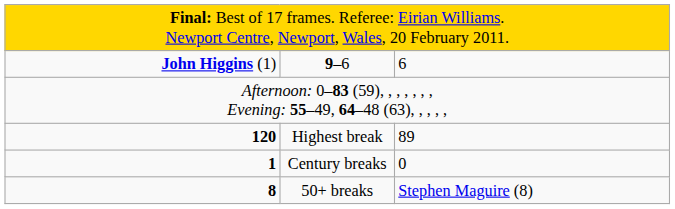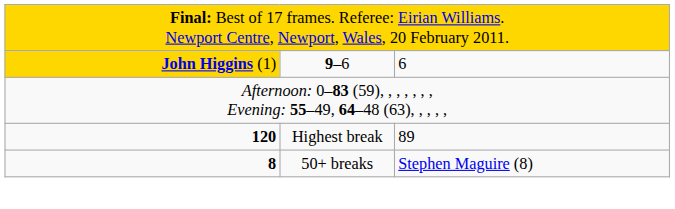(219, 64) no background -> (219, 64) gold background
- row: (337, 163)
